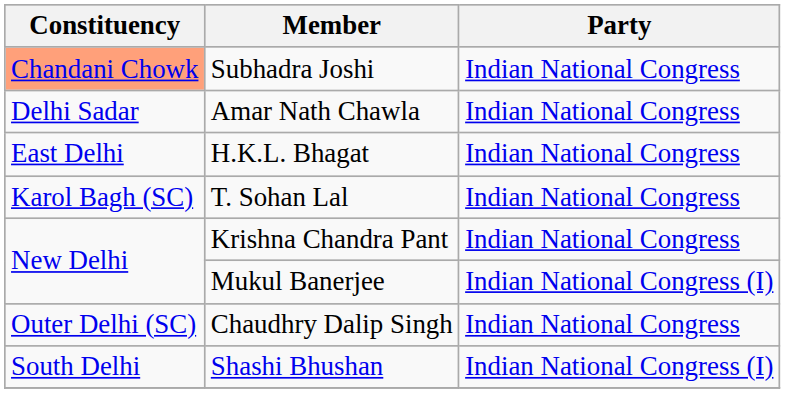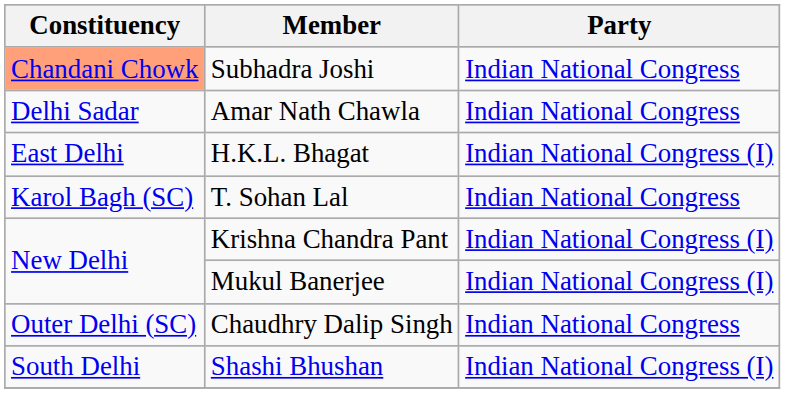(602, 153) Indian National Congress -> (619, 153) Indian National Congress (I)
(602, 238) Indian National Congress -> (619, 238) Indian National Congress (I)
